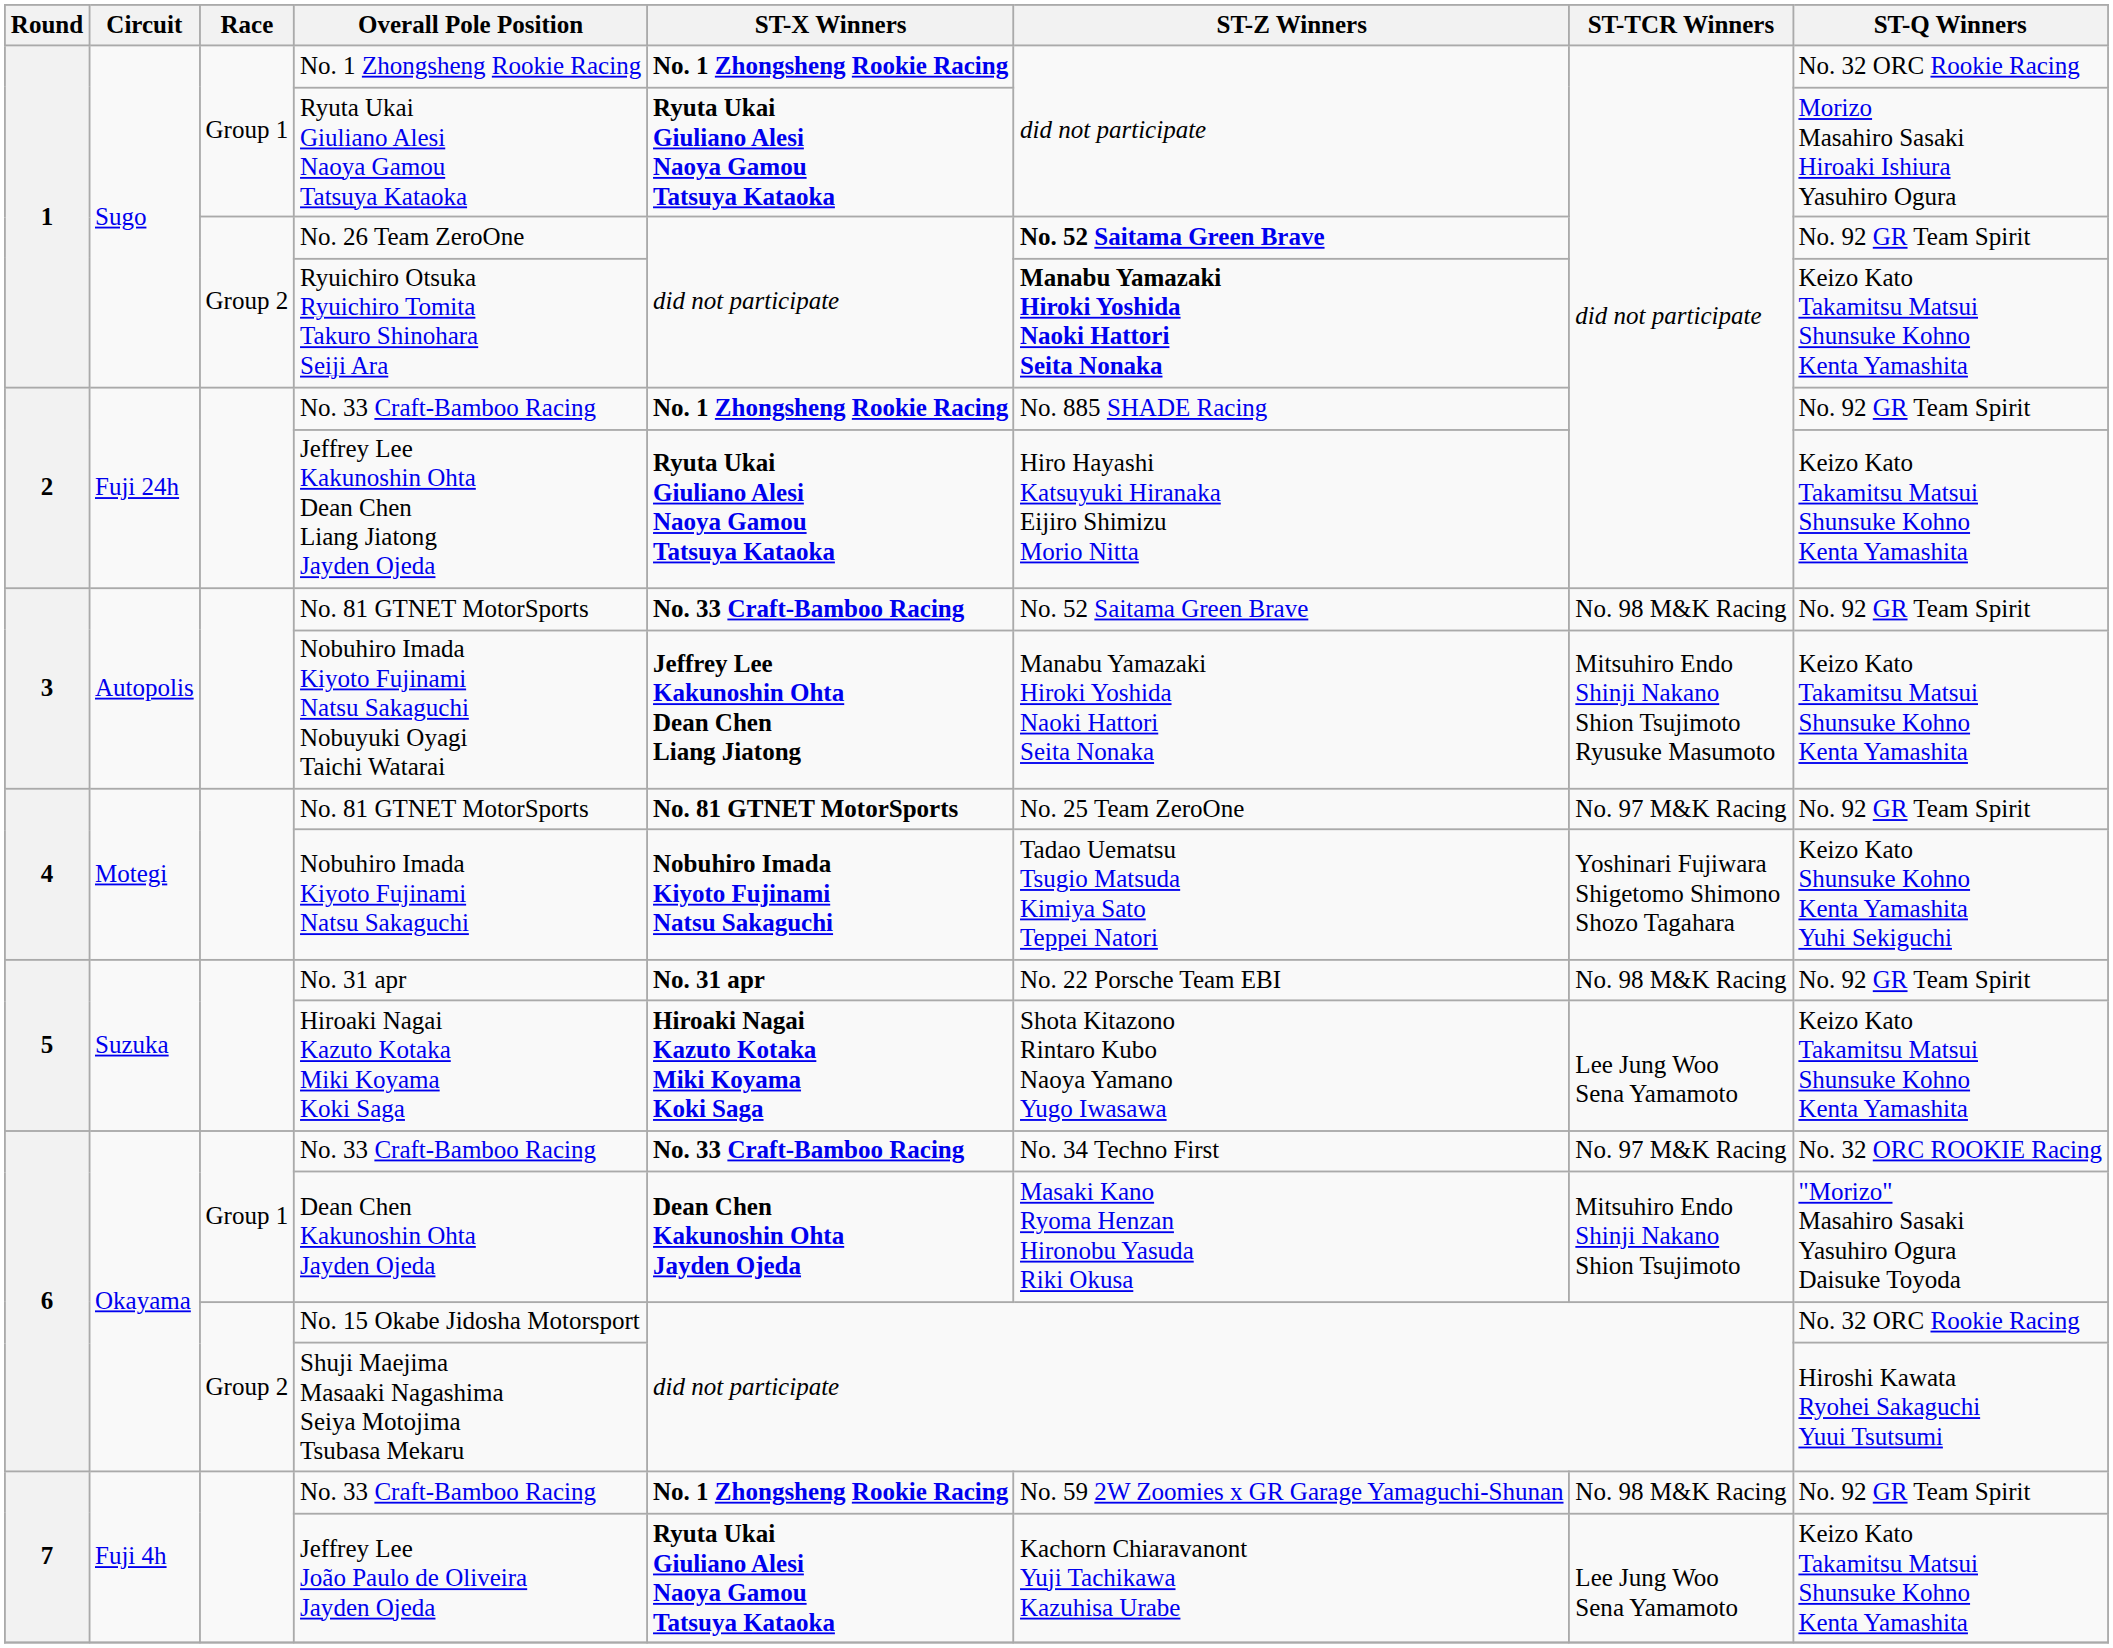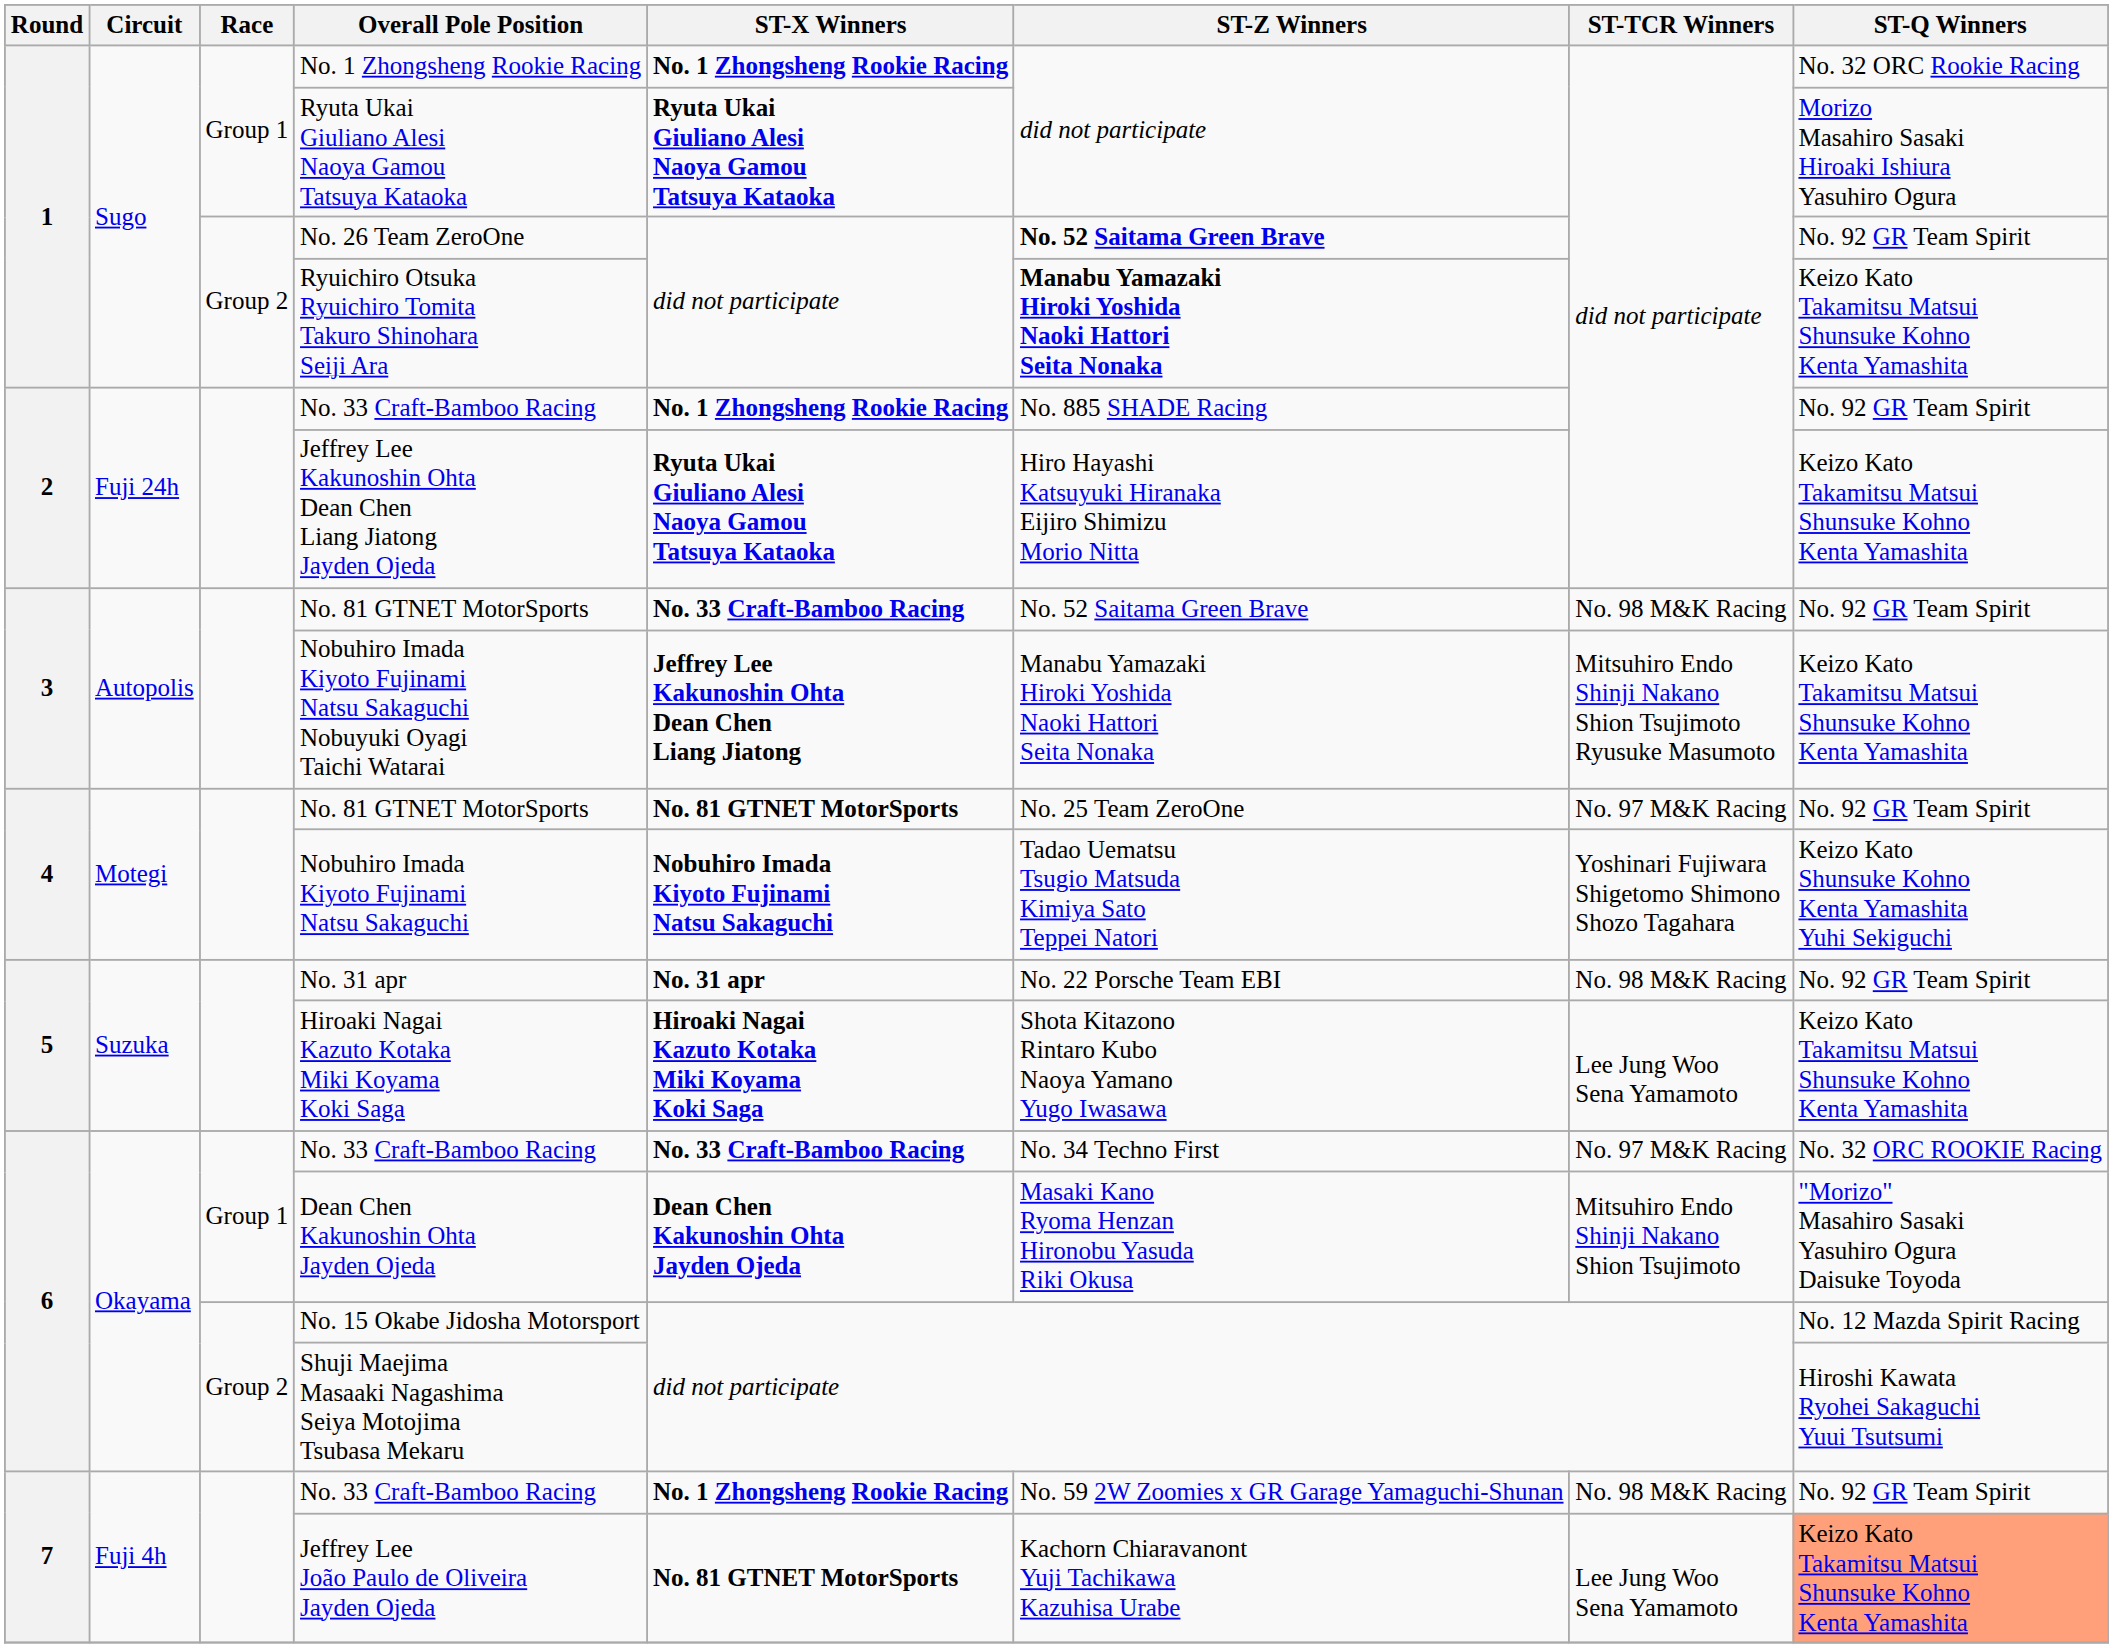(1939, 1321) No. 32 ORC Rookie Racing -> (1939, 1321) No. 12 Mazda Spirit Racing
(744, 1577) Ryuta Ukai Giuliano Alesi Naoya Gamou Tatsuya Kataoka -> (806, 1577) No. 81 GTNET MotorSports
(1888, 1577) no background -> (1888, 1577) lightsalmon background
